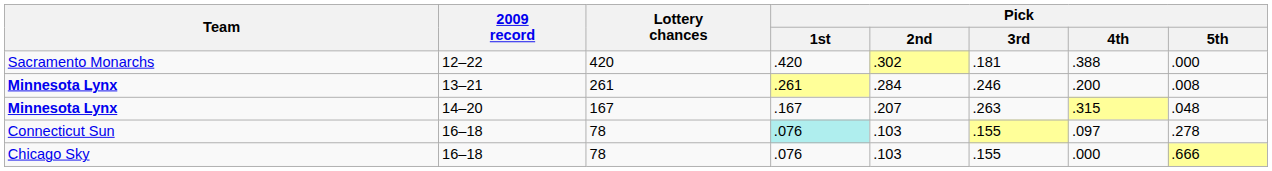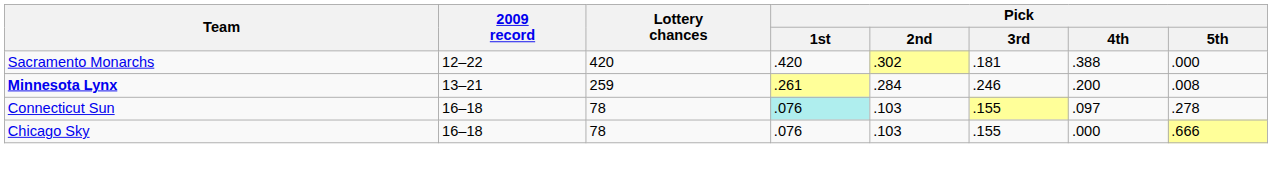(602, 85) 261 -> (602, 85) 259
- row: (63, 108)
